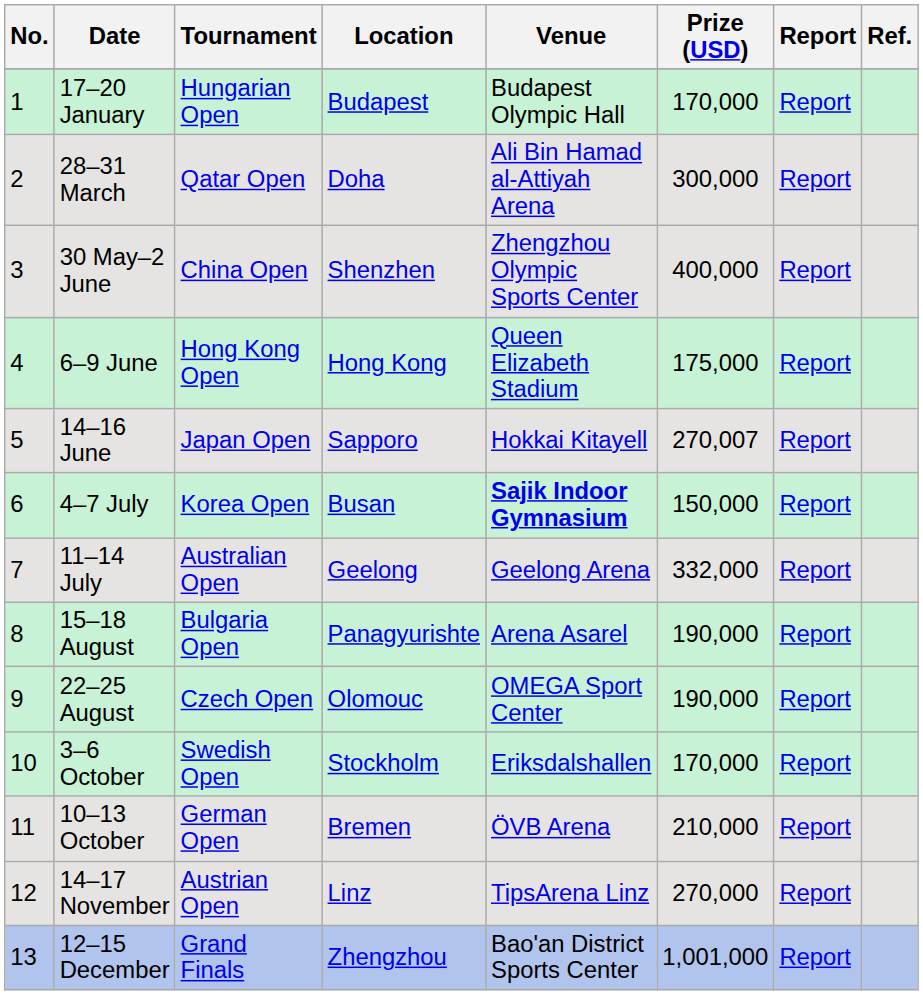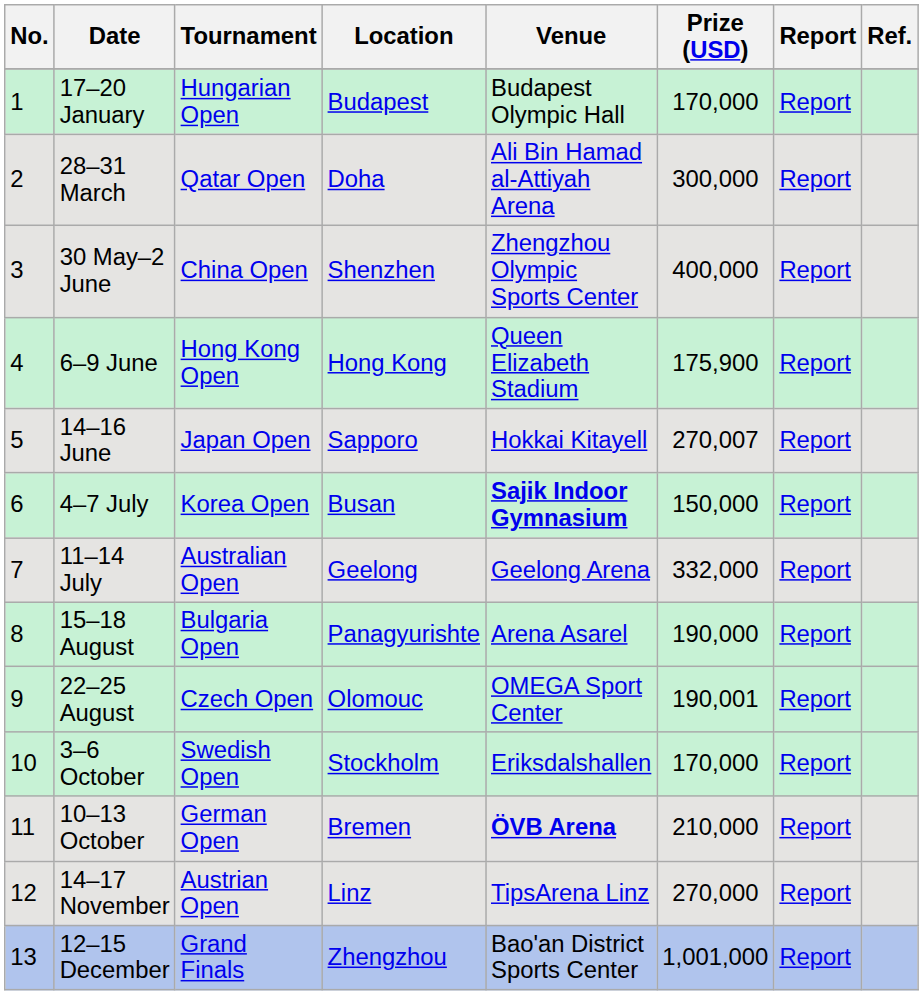(715, 362) 175,000 -> (715, 362) 175,900
(715, 698) 190,000 -> (715, 698) 190,001
(551, 828) normal -> (553, 828) bold
